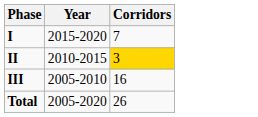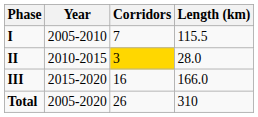+ column: (214, 15)
(77, 36) 2015-2020 -> (77, 36) 2005-2010
(77, 79) 2005-2010 -> (77, 79) 2015-2020
